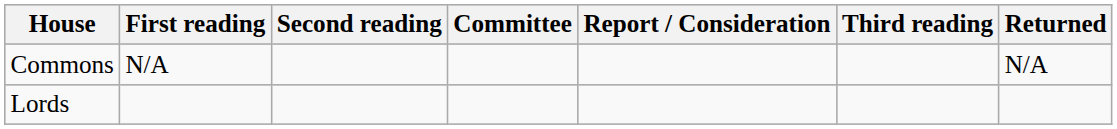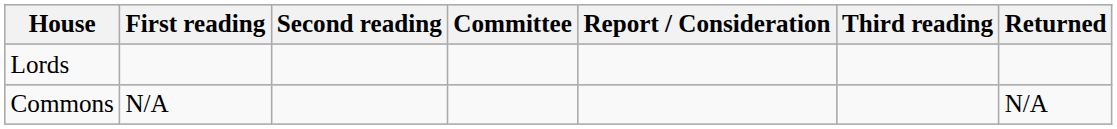rows swapped: (40, 104) <-> (62, 64)
